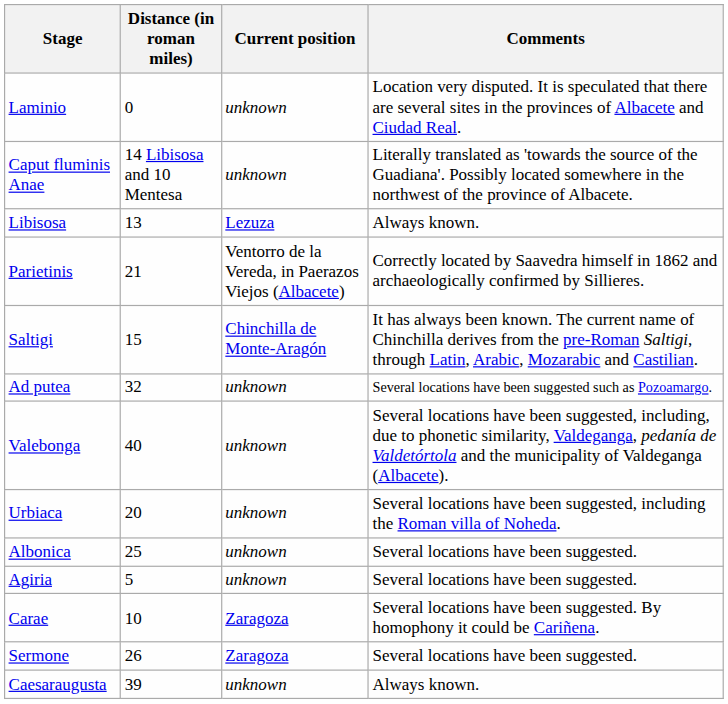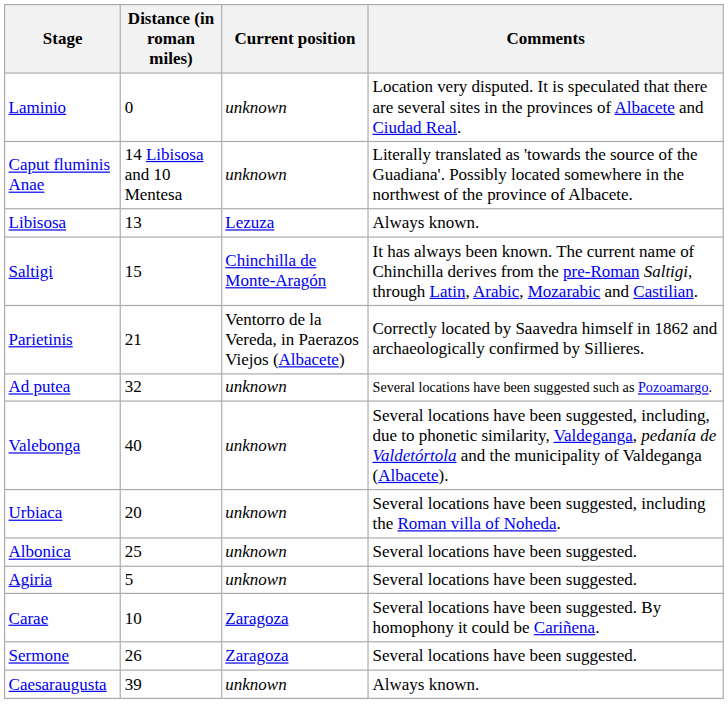rows swapped: (41, 271) <-> (31, 339)
